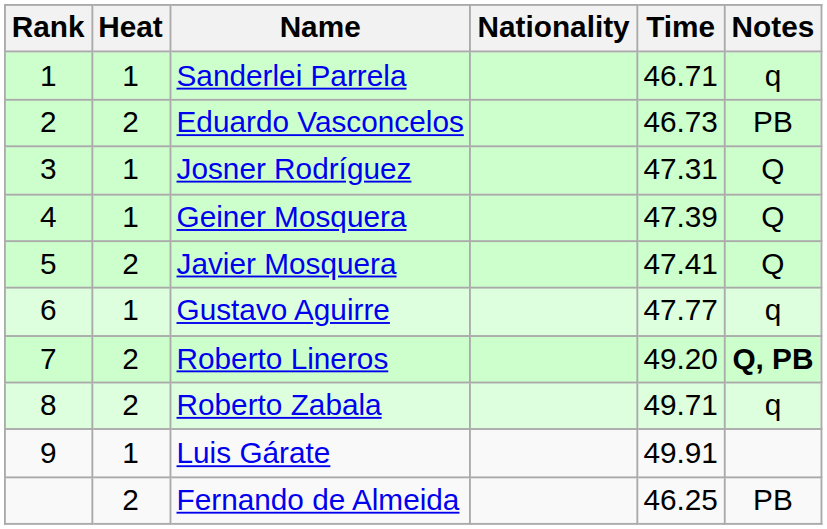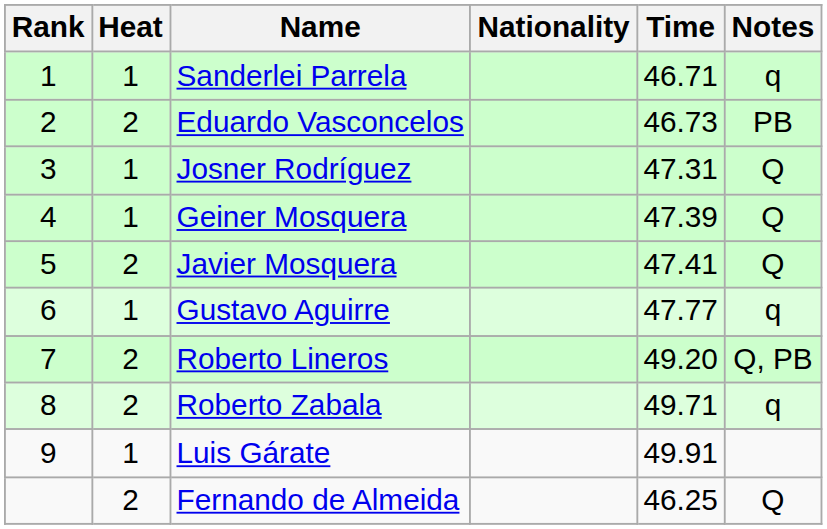(773, 358) bold -> (773, 358) normal
(773, 500) PB -> (773, 500) Q
